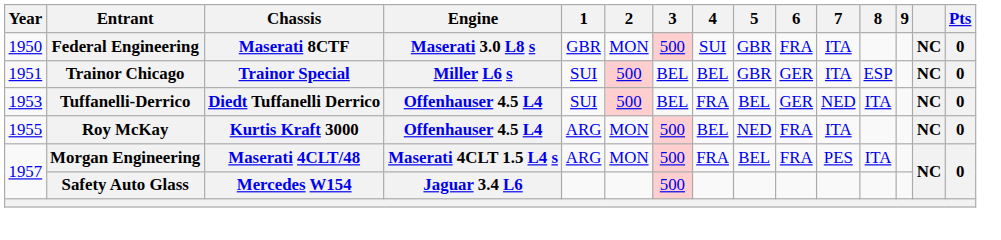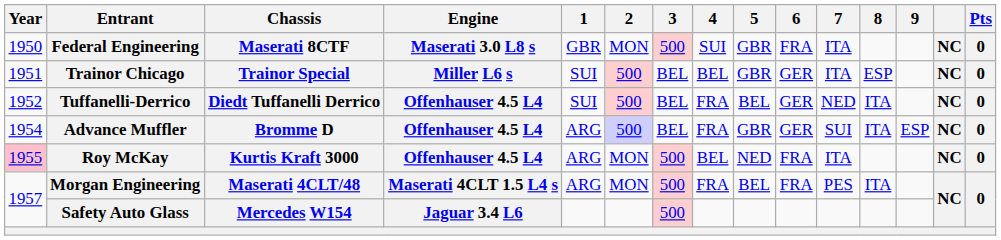(25, 102) 1953 -> (25, 102) 1952
+ row: (125, 129)
(25, 129) no background -> (25, 157) pink background
